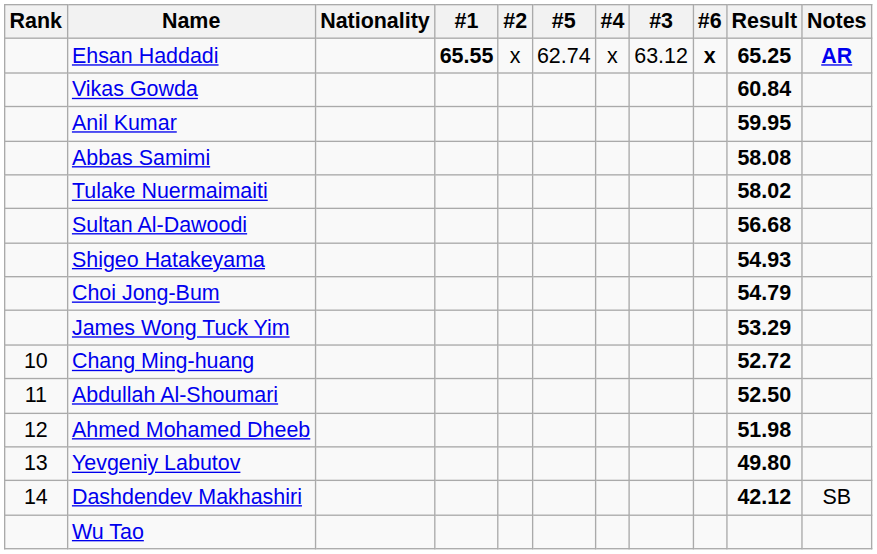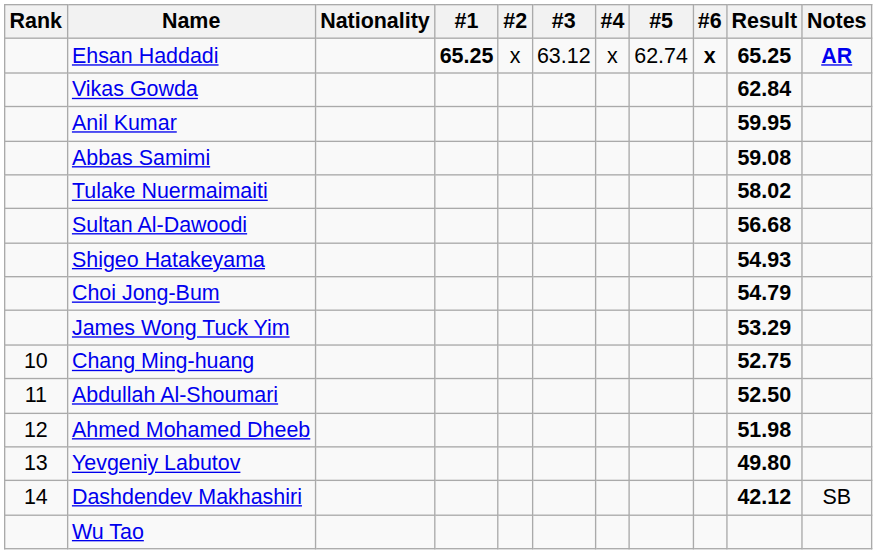columns swapped: (661, 21) <-> (564, 21)
(466, 55) 65.55 -> (466, 55) 65.25
(764, 89) 60.84 -> (764, 89) 62.84
(764, 157) 58.08 -> (764, 157) 59.08
(764, 361) 52.72 -> (764, 361) 52.75
